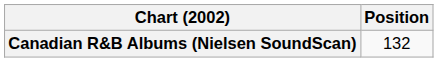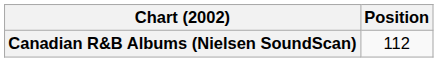(397, 43) 132 -> (397, 43) 112
